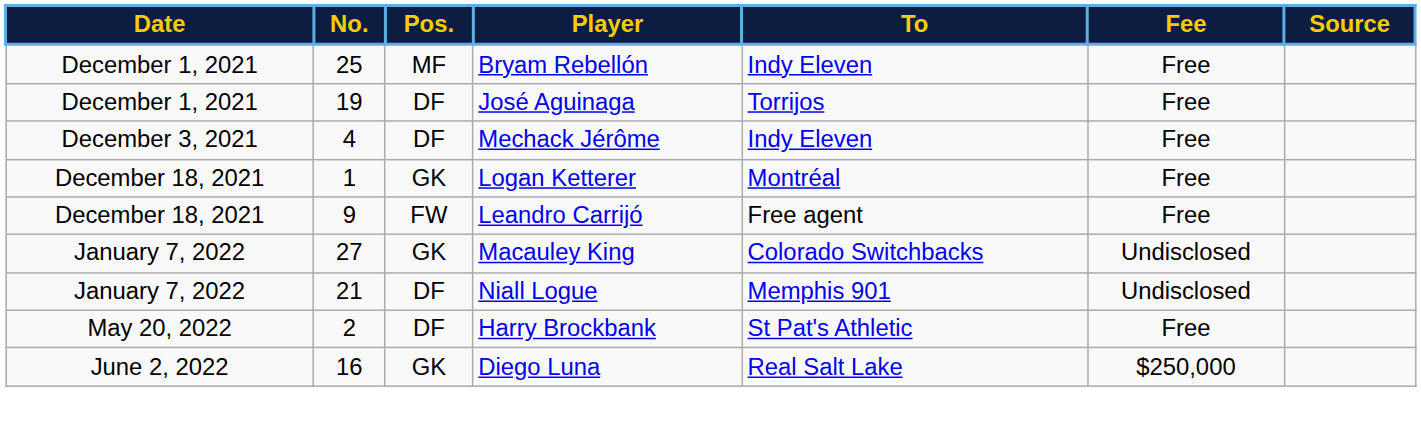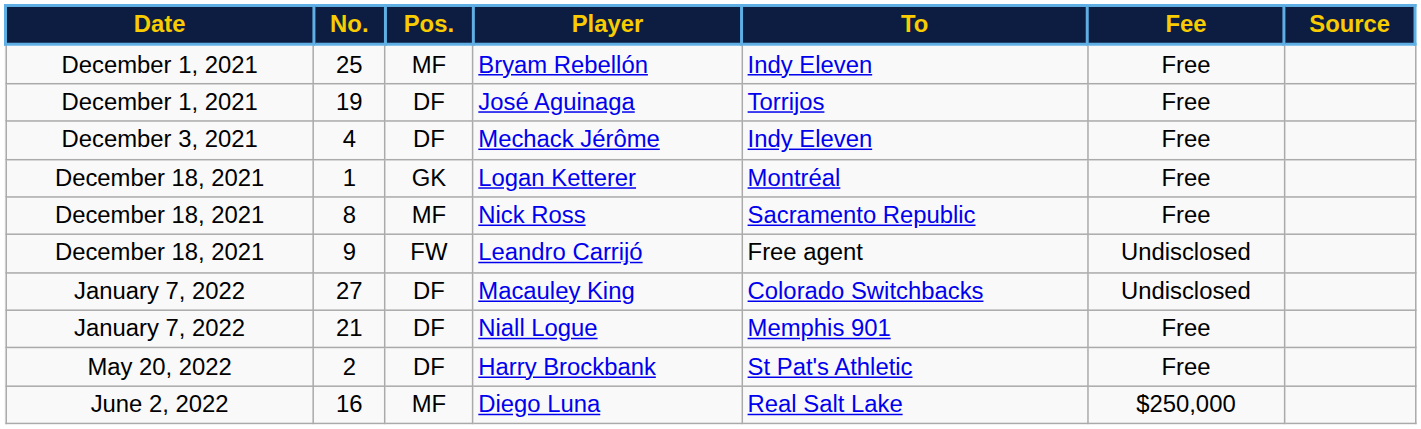+ row: (532, 215)
(1186, 215) Free -> (1186, 253) Undisclosed
(429, 253) GK -> (429, 291) DF
(1186, 291) Undisclosed -> (1186, 328) Free
(429, 366) GK -> (429, 404) MF
